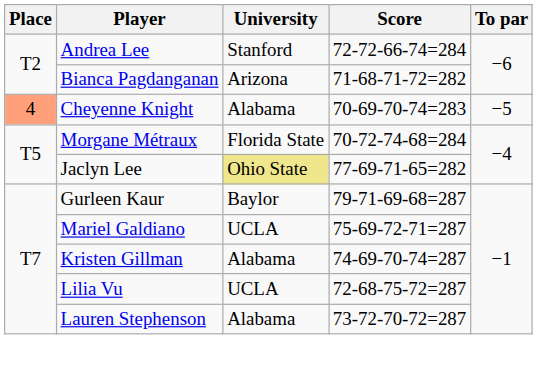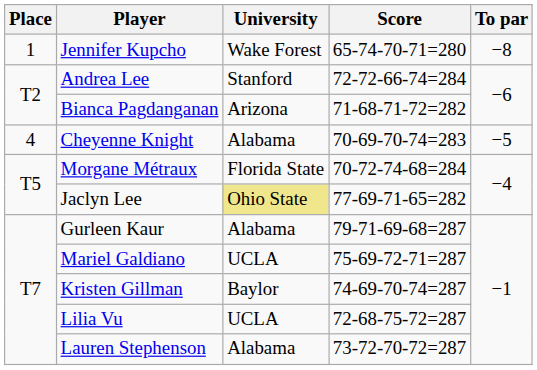+ row: (123, 49)
(30, 109) lightsalmon background -> (30, 139) no background
(253, 199) Baylor -> (261, 229) Alabama
(261, 259) Alabama -> (253, 288) Baylor
